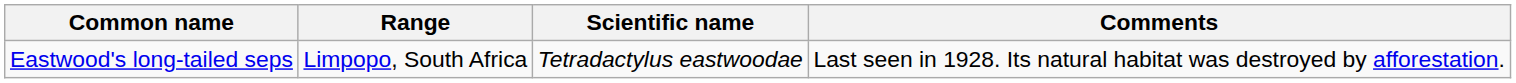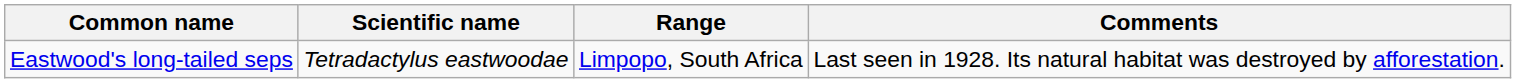columns swapped: (670, 22) <-> (415, 22)
